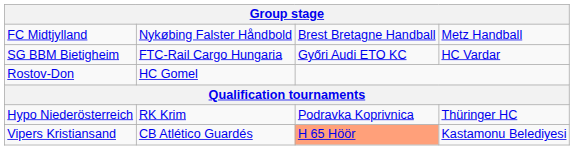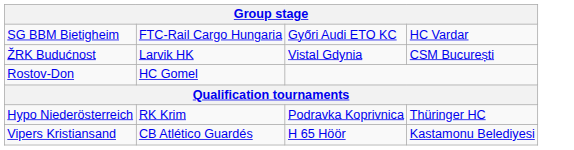- row: (47, 34)
+ row: (52, 54)
(327, 134) lightsalmon background -> (317, 134) no background
